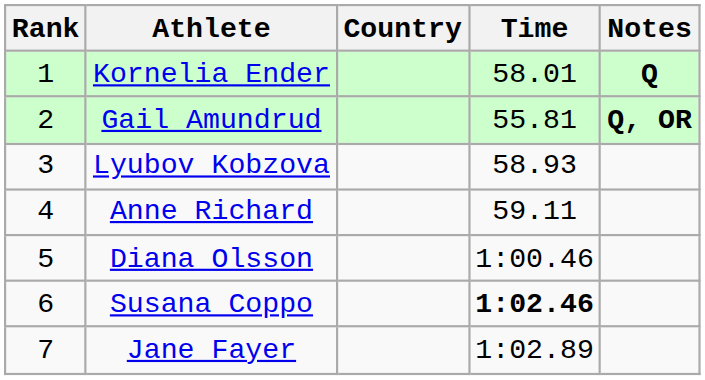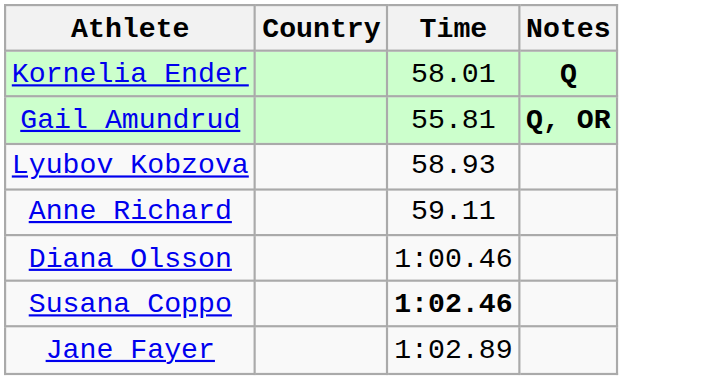- column: (46, 28)
